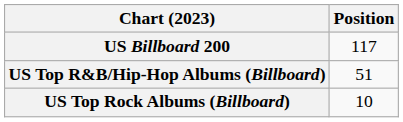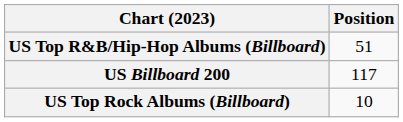rows swapped: (167, 46) <-> (167, 74)
